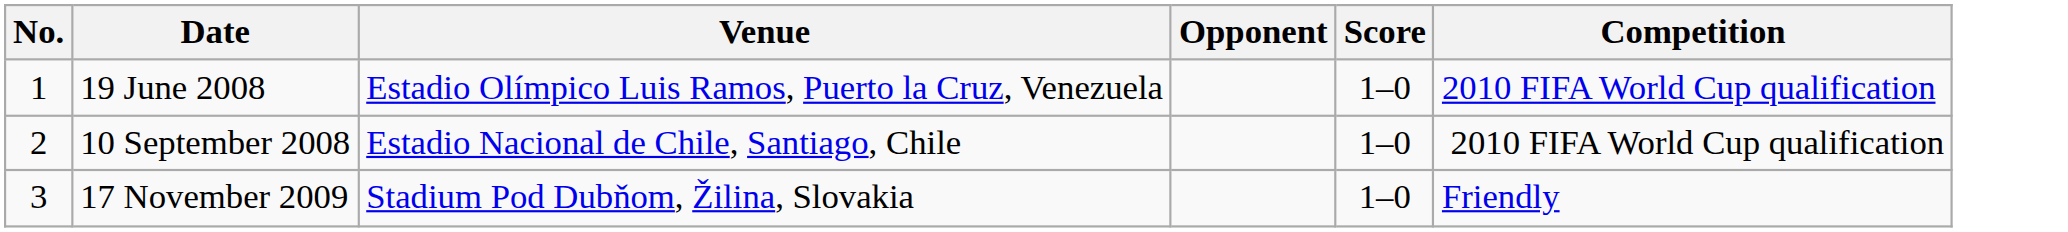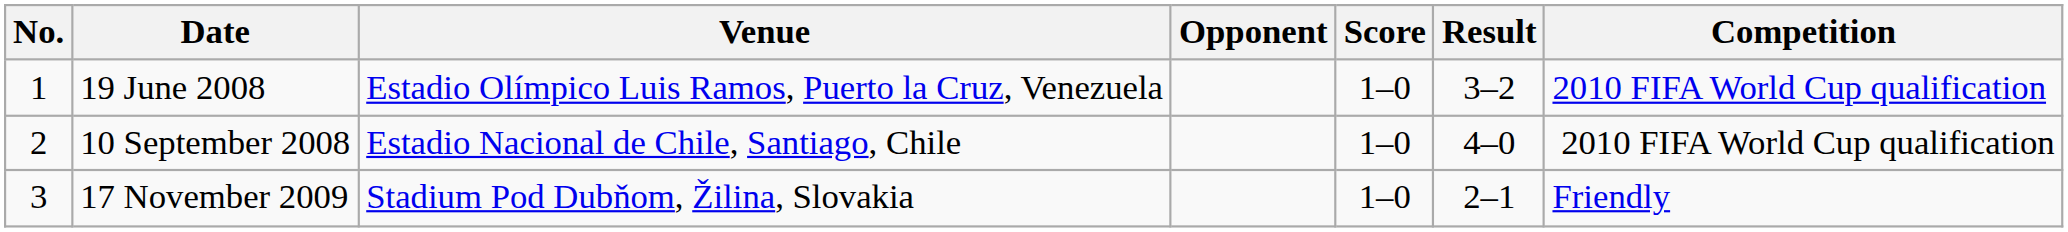+ column: (1489, 32)
